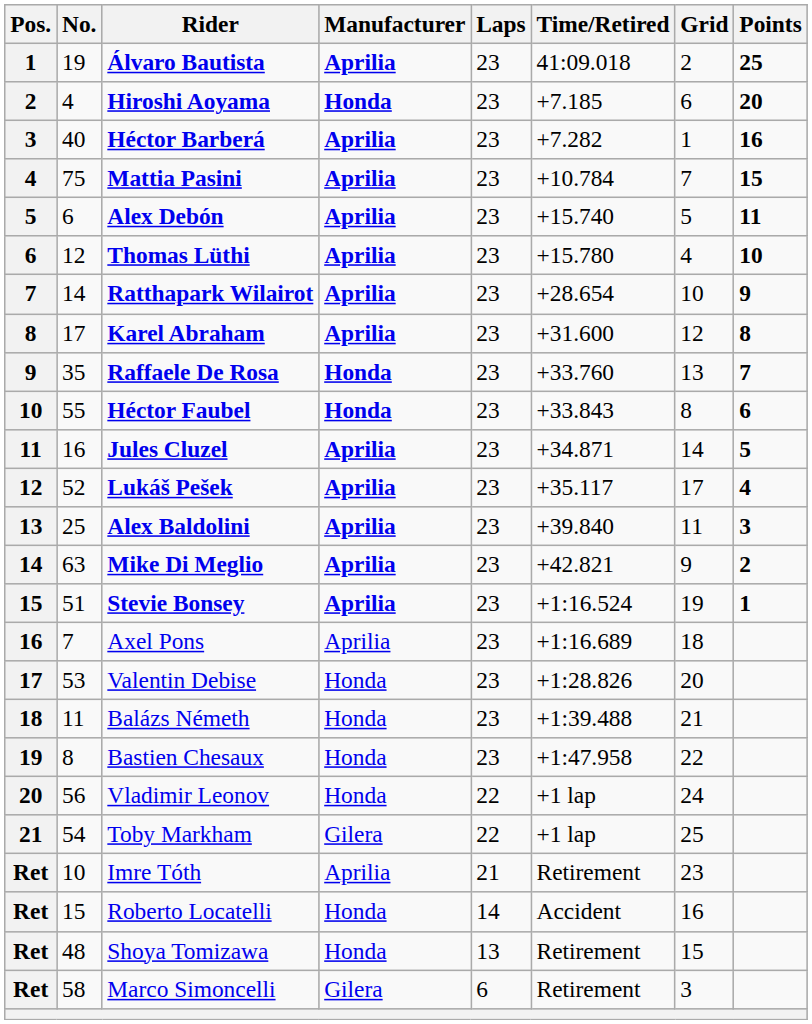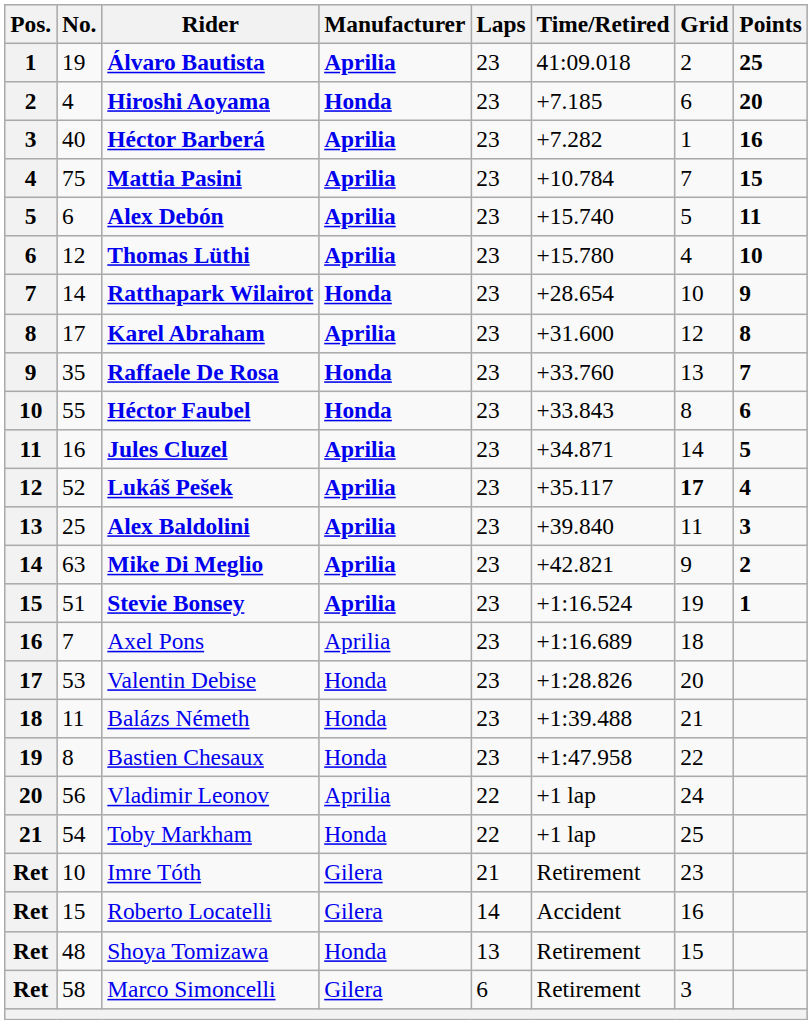(360, 294) Aprilia -> (358, 294) Honda
(692, 487) normal -> (692, 487) bold
(355, 795) Honda -> (357, 795) Aprilia
(353, 834) Gilera -> (355, 834) Honda
(357, 873) Aprilia -> (353, 873) Gilera
(355, 911) Honda -> (353, 911) Gilera
